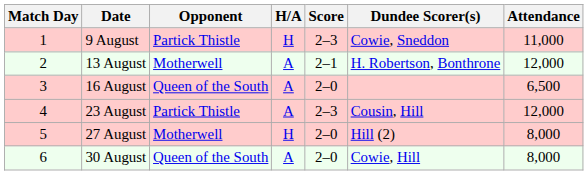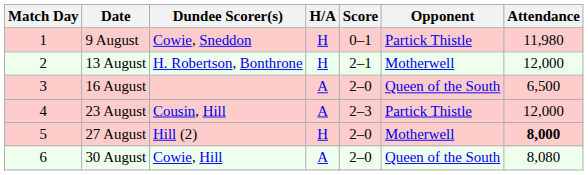columns swapped: (211, 16) <-> (425, 16)
(326, 39) 2–3 -> (360, 39) 0–1
(544, 39) 11,000 -> (544, 39) 11,980
(288, 63) A -> (323, 63) H
(544, 134) normal -> (544, 134) bold
(544, 157) 8,000 -> (544, 157) 8,080
